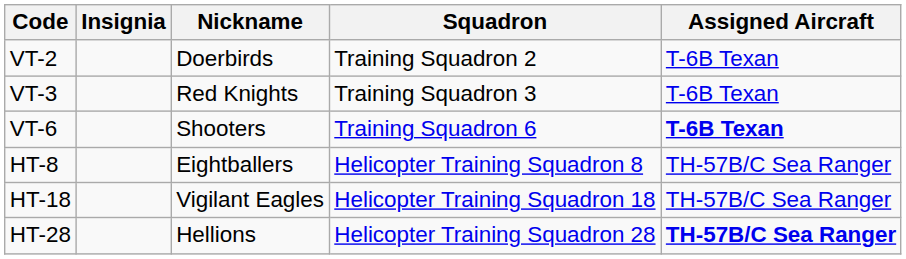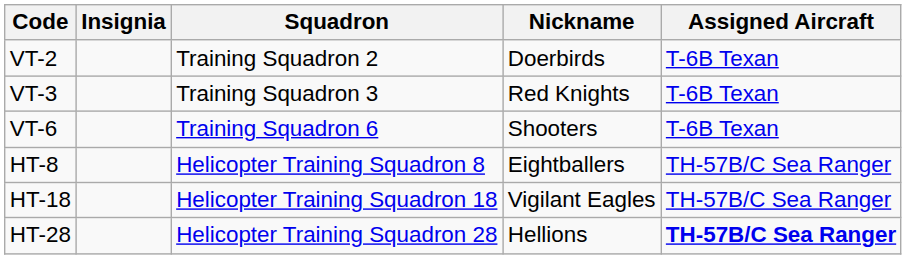columns swapped: (495, 22) <-> (250, 22)
(725, 128) bold -> (722, 128) normal
